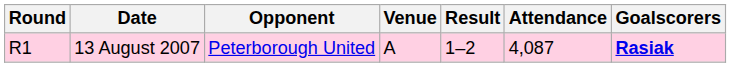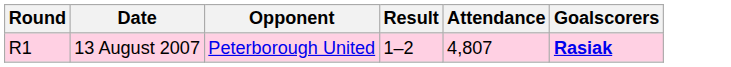- column: (410, 18)
(531, 47) 4,087 -> (470, 47) 4,807
